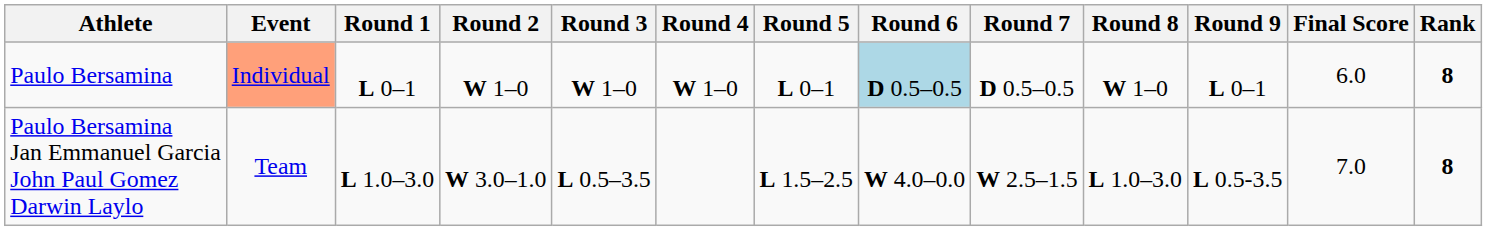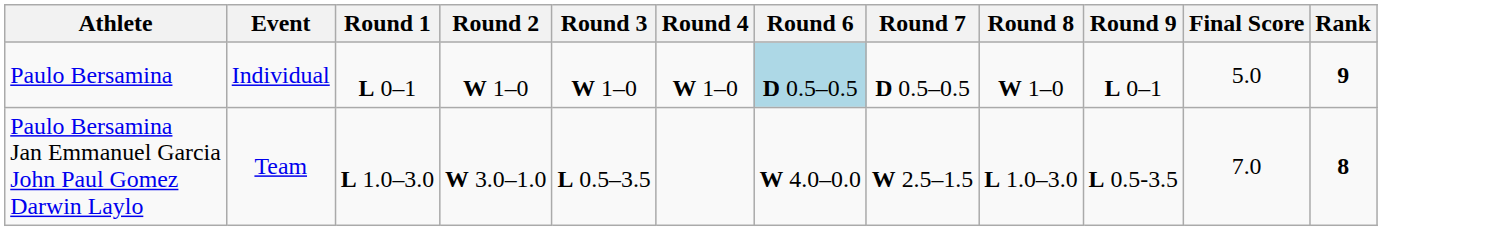- column: (806, 23)
(281, 74) lightsalmon background -> (281, 74) no background
(1351, 74) 6.0 -> (1247, 74) 5.0
(1448, 74) 8 -> (1343, 74) 9
